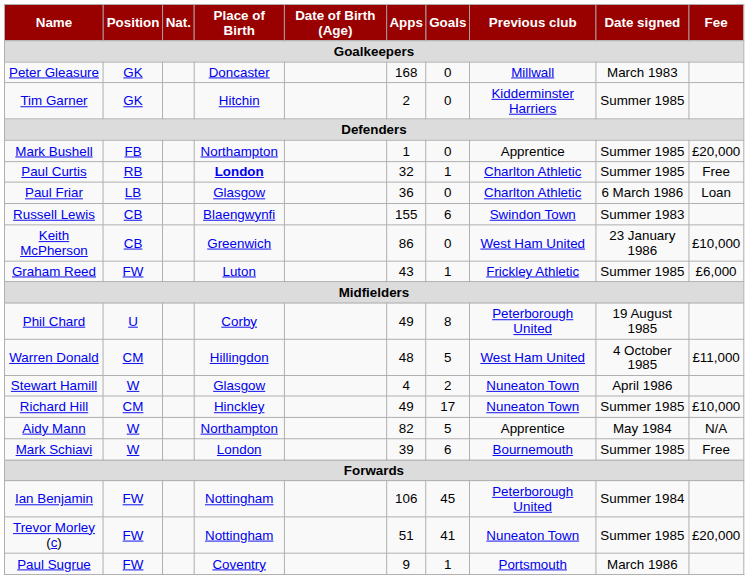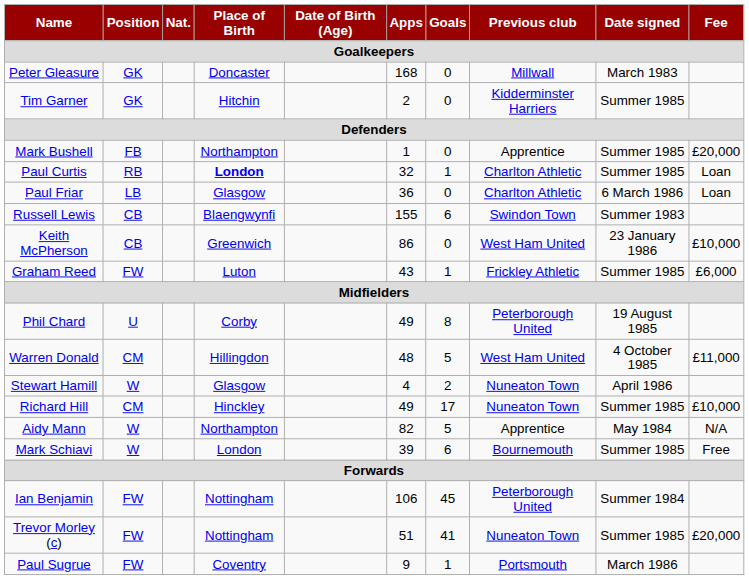(716, 172) Free -> (716, 172) Loan
